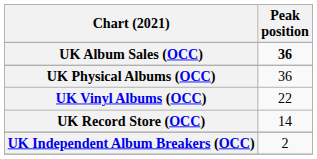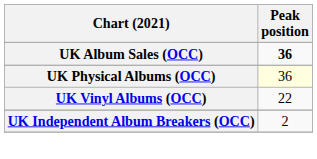(285, 76) no background -> (285, 76) lightyellow background
- row: (131, 120)
